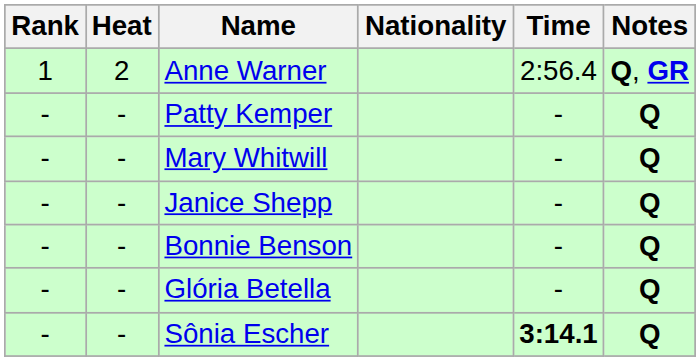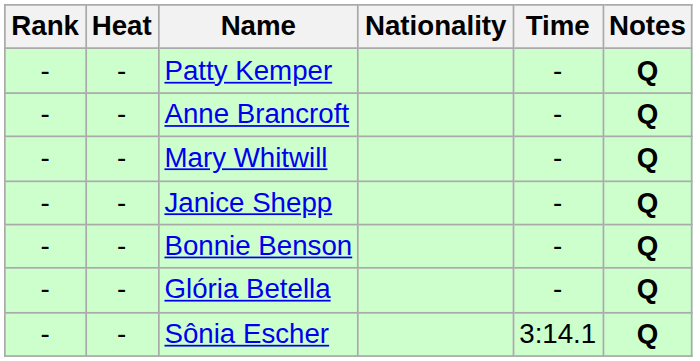- row: (245, 70)
+ row: (257, 114)
(558, 333) bold -> (558, 333) normal
